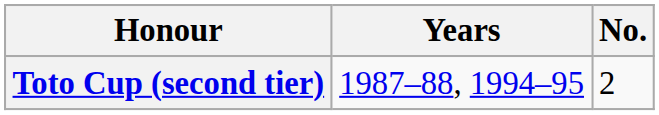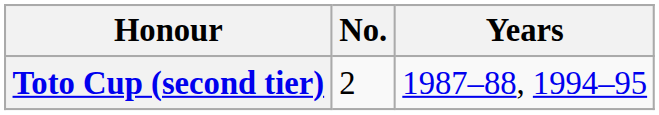columns swapped: (623, 30) <-> (462, 30)
